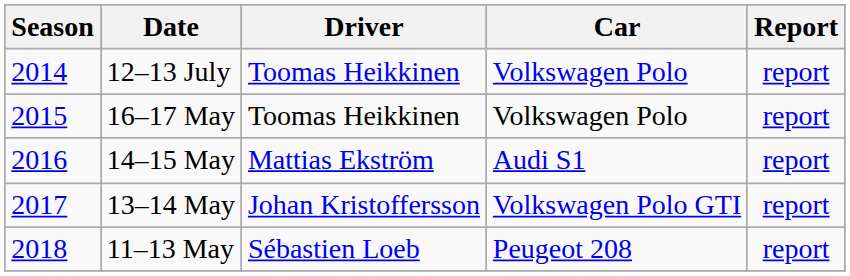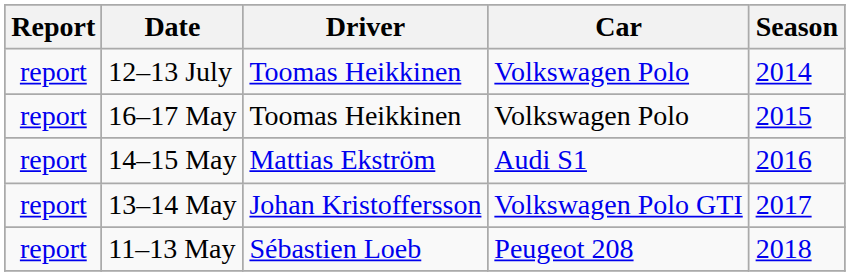columns swapped: (53, 26) <-> (796, 26)
